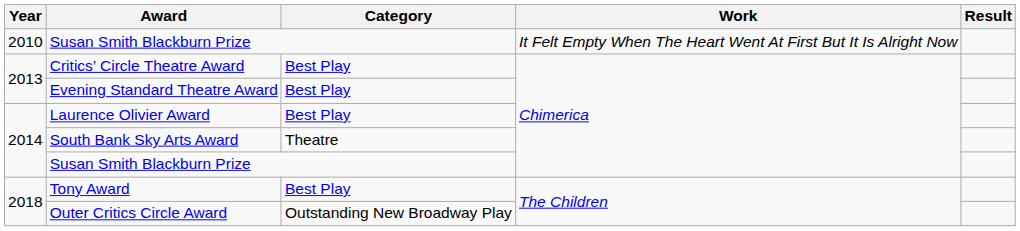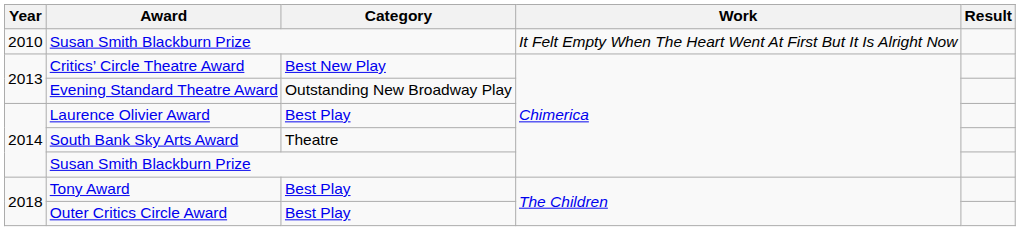(318, 66) Best Play -> (335, 66) Best New Play
(318, 90) Best Play -> (398, 90) Outstanding New Broadway Play
(398, 213) Outstanding New Broadway Play -> (318, 213) Best Play
